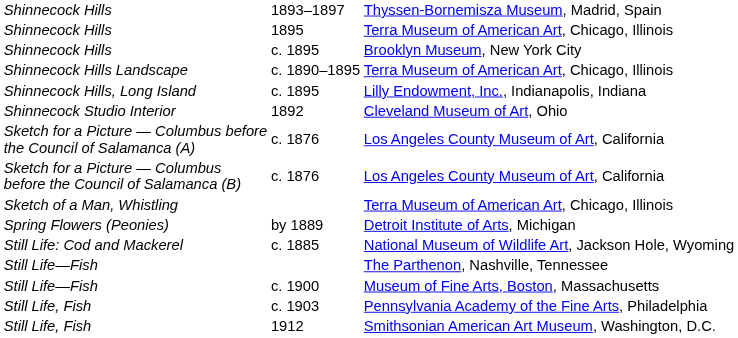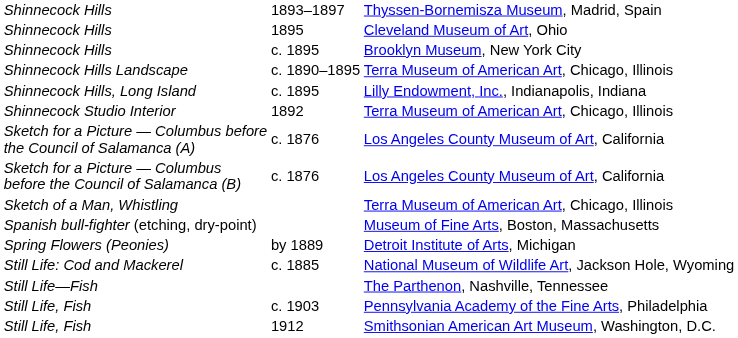(518, 30) Terra Museum of American Art, Chicago, Illinois -> (466, 30) Cleveland Museum of Art, Ohio
(466, 111) Cleveland Museum of Art, Ohio -> (518, 111) Terra Museum of American Art, Chicago, Illinois
+ row: (130, 225)
- row: (51, 286)
